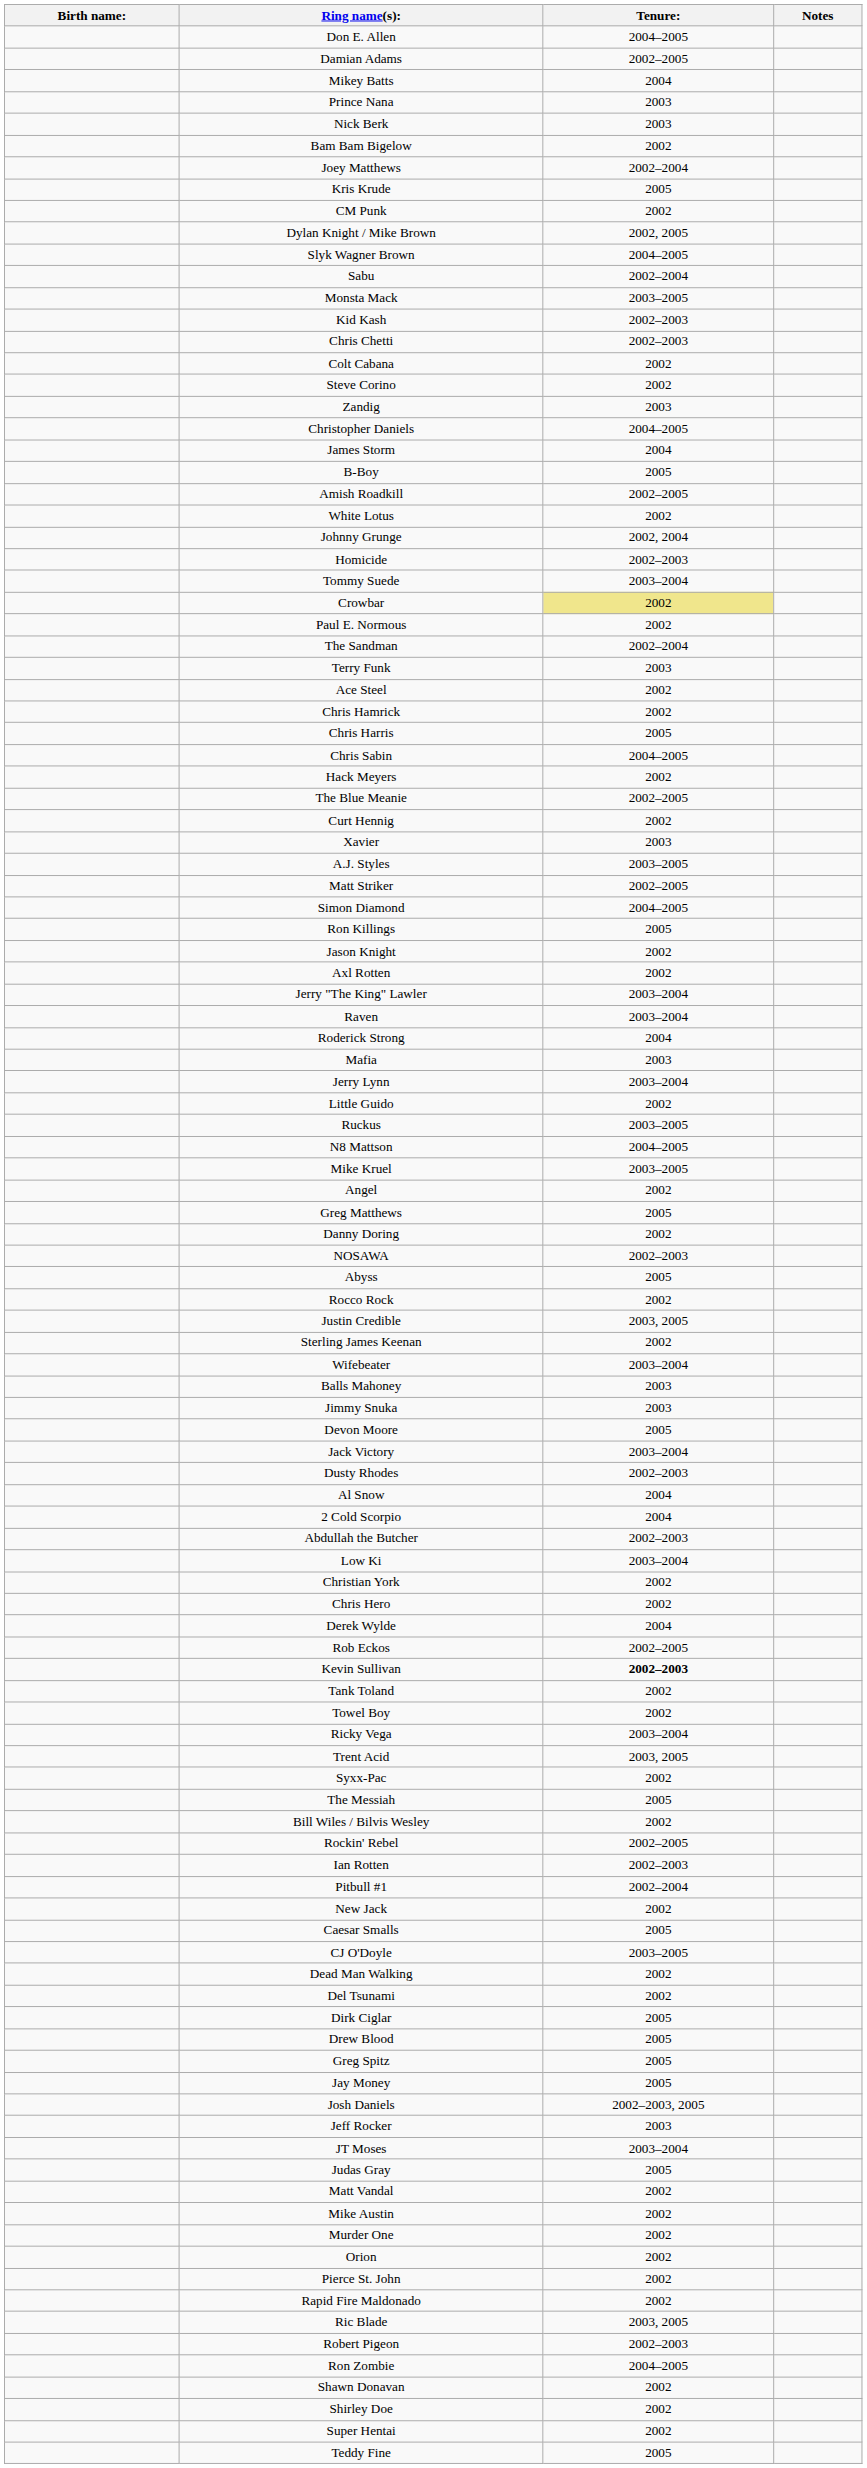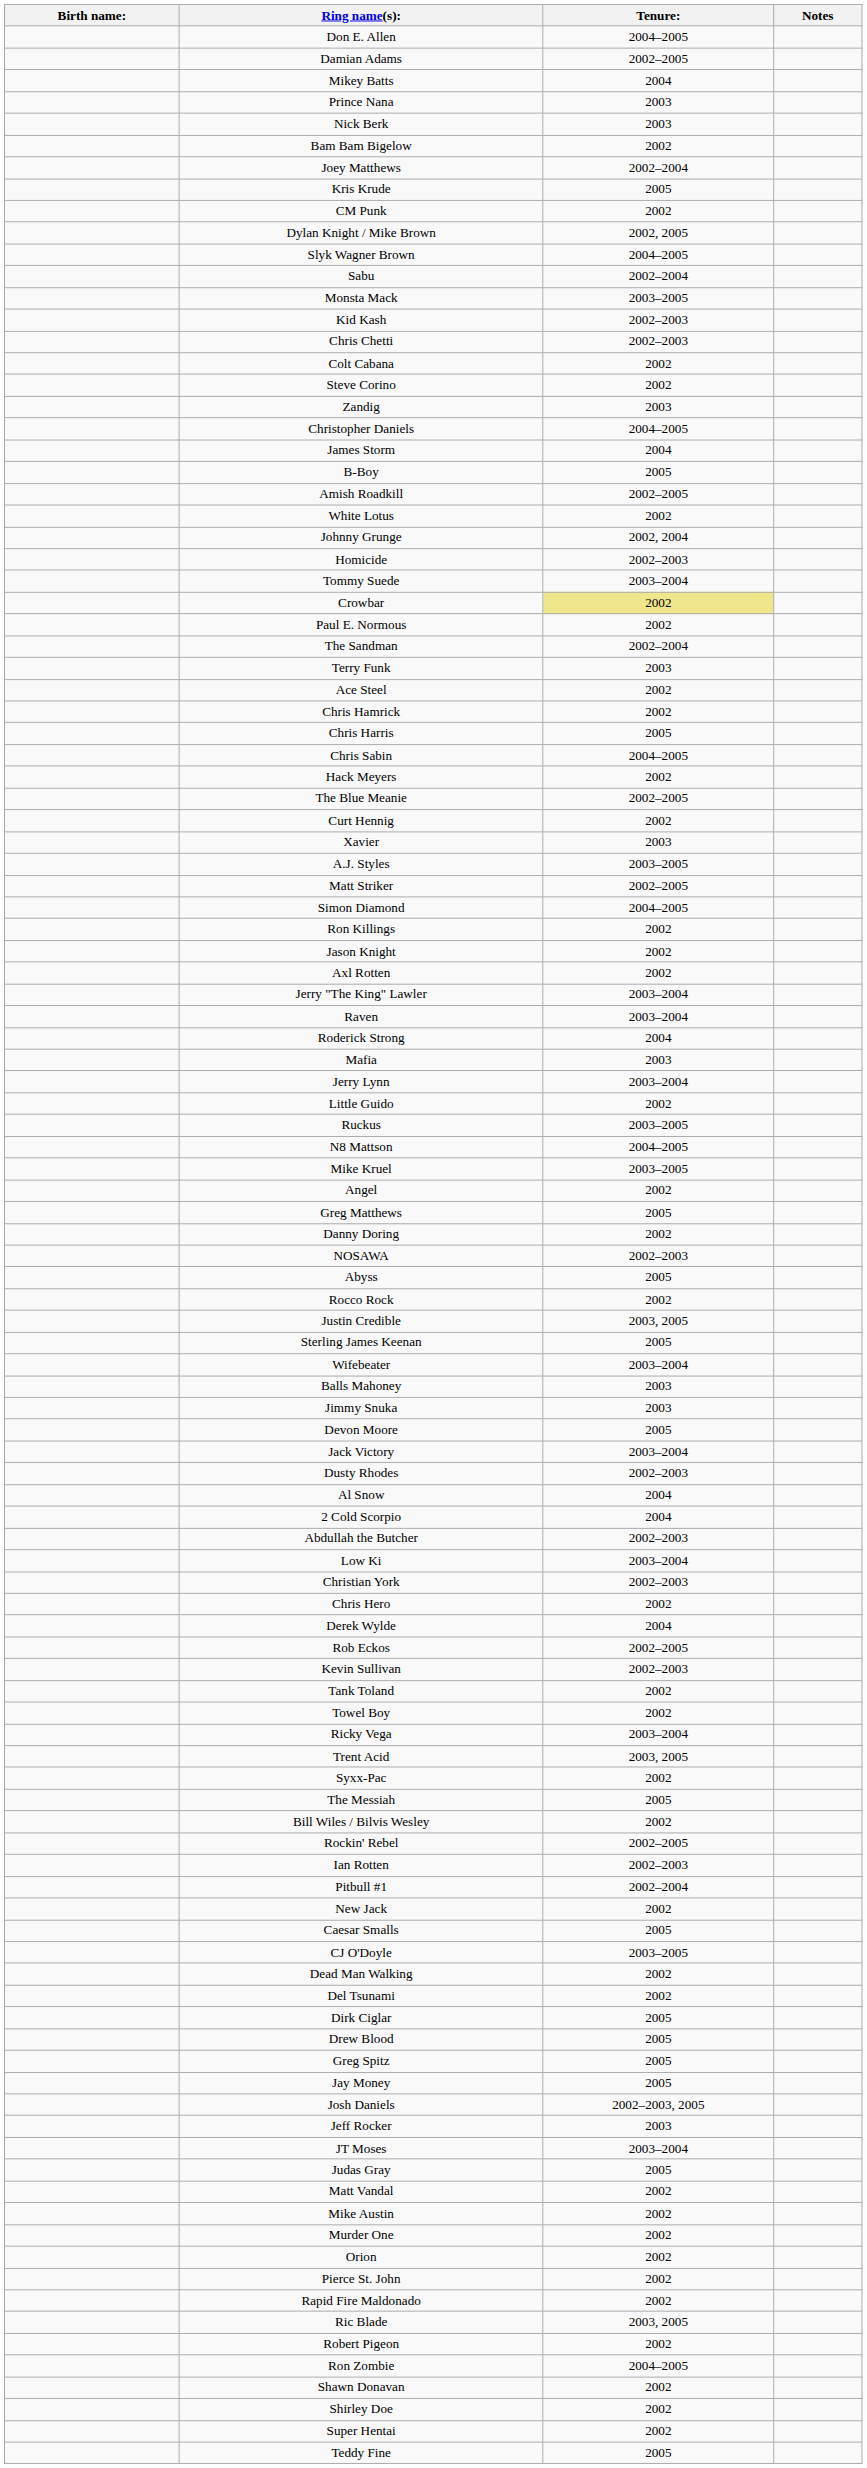(658, 929) 2005 -> (658, 929) 2002
(658, 1342) 2002 -> (658, 1342) 2005
(658, 1582) 2002 -> (658, 1582) 2002–2003
(658, 1669) bold -> (658, 1669) normal
(658, 2343) 2002–2003 -> (658, 2343) 2002
